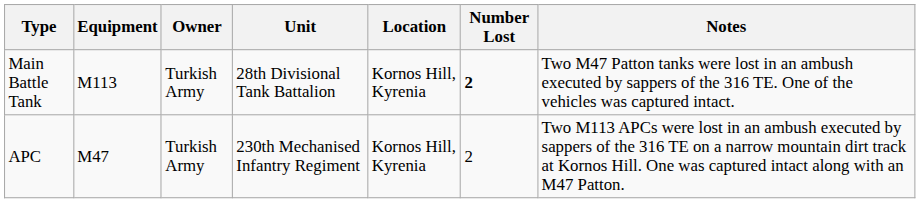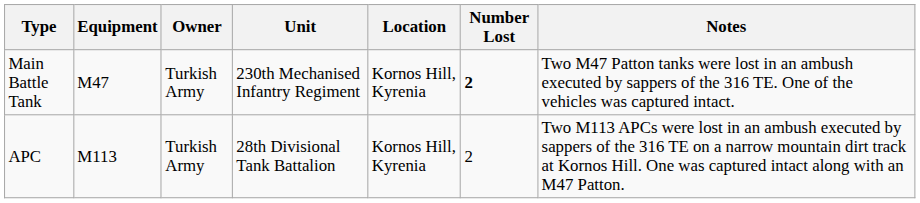(97, 82) M113 -> (93, 82) M47
(288, 82) 28th Divisional Tank Battalion -> (298, 82) 230th Mechanised Infantry Regiment
(93, 156) M47 -> (97, 156) M113
(298, 156) 230th Mechanised Infantry Regiment -> (288, 156) 28th Divisional Tank Battalion
